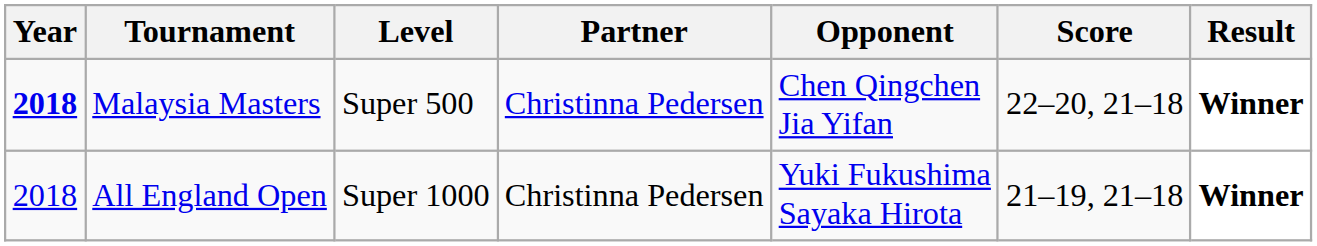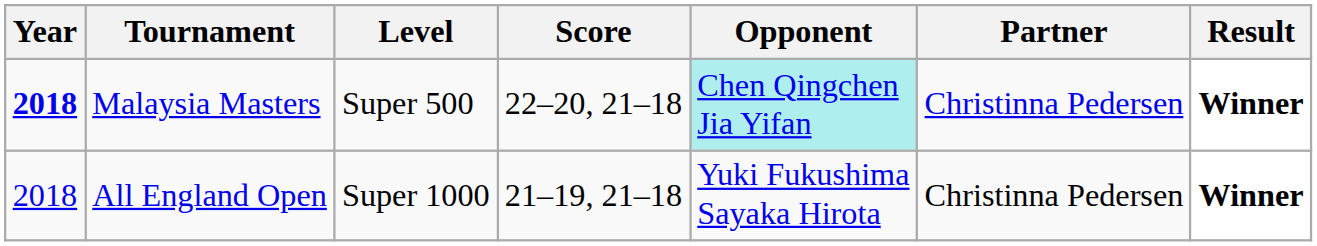columns swapped: (634, 31) <-> (1095, 31)
(879, 103) no background -> (798, 103) paleturquoise background
